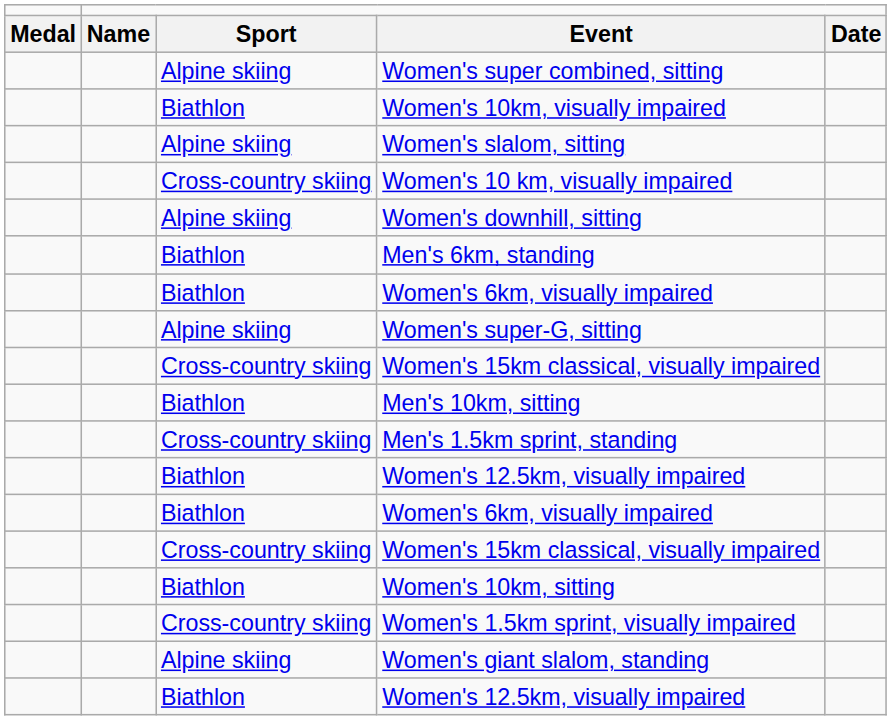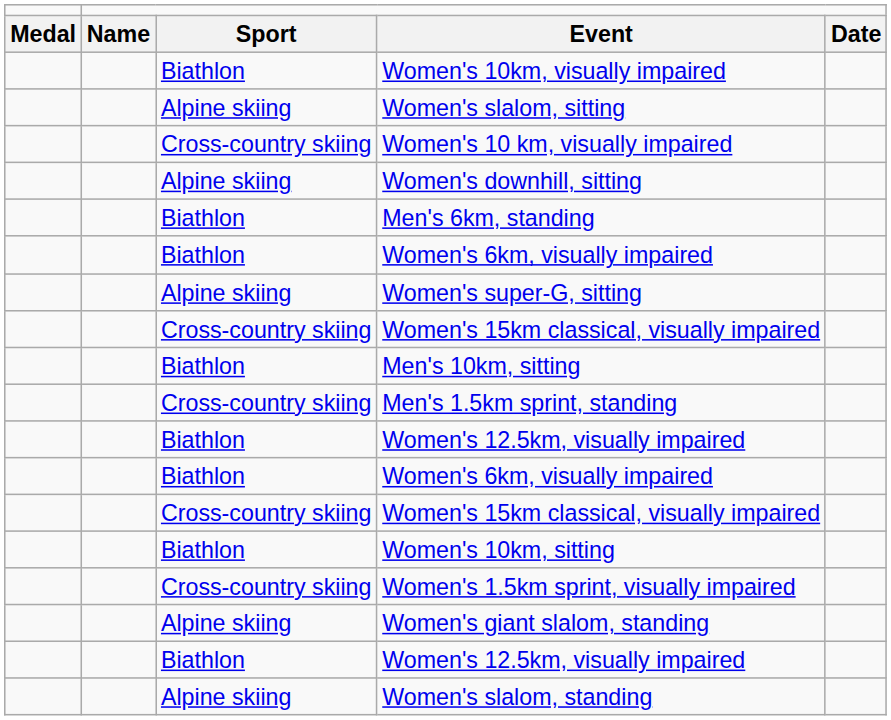- row: (226, 71)
+ row: (226, 697)
